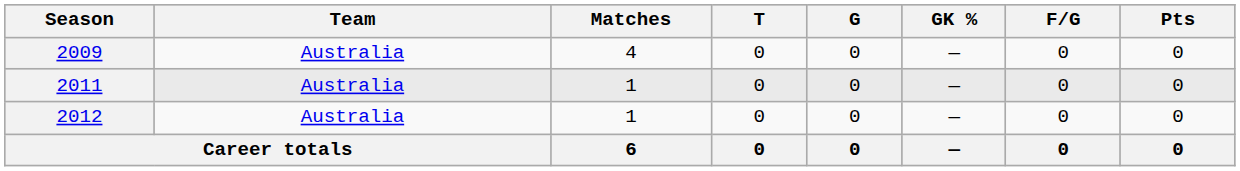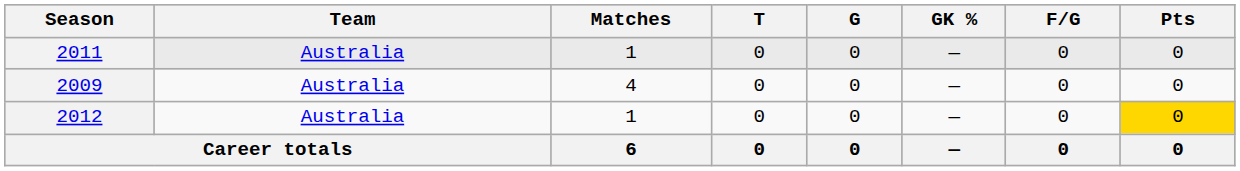rows swapped: (79, 53) <-> (79, 85)
(1178, 117) no background -> (1178, 117) gold background
